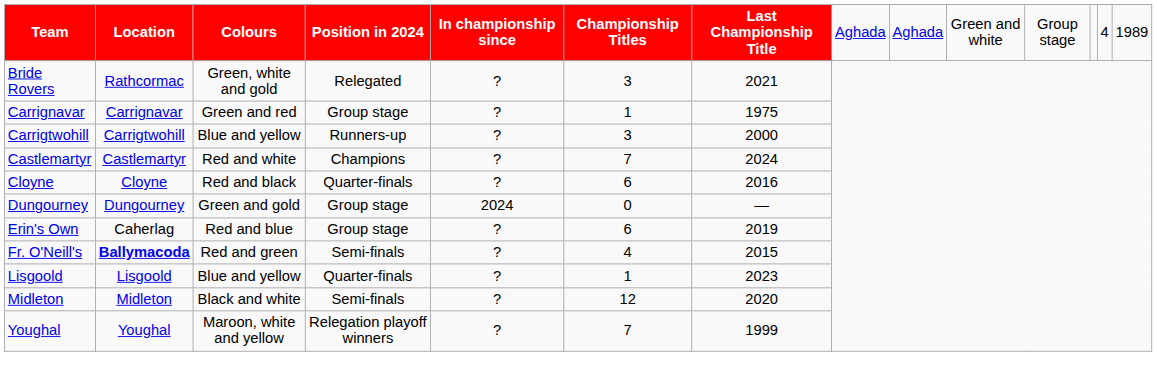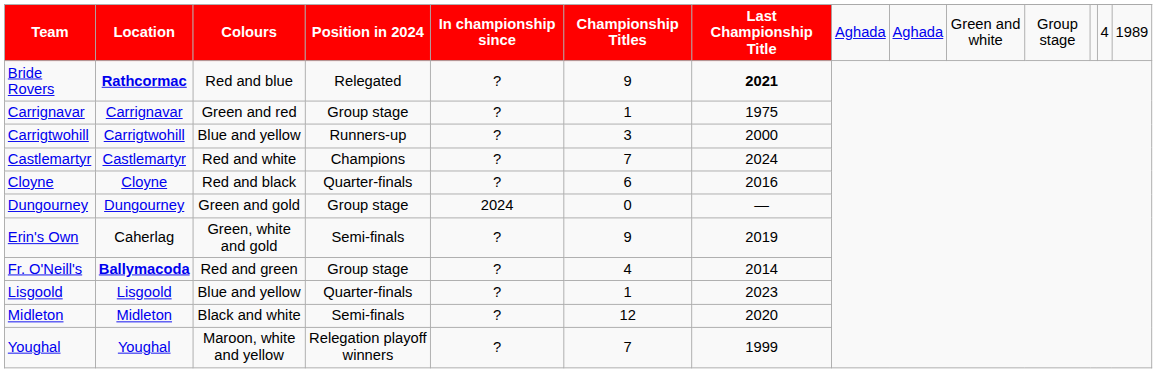(144, 80) normal -> (144, 80) bold
(249, 80) Green, white and gold -> (249, 80) Red and blue
(628, 80) 3 -> (628, 80) 9
(762, 80) normal -> (762, 80) bold
(249, 229) Red and blue -> (249, 237) Green, white and gold
(368, 229) Group stage -> (368, 237) Semi-finals
(628, 229) 6 -> (628, 237) 9
(368, 252) Semi-finals -> (368, 269) Group stage
(762, 252) 2015 -> (762, 269) 2014
